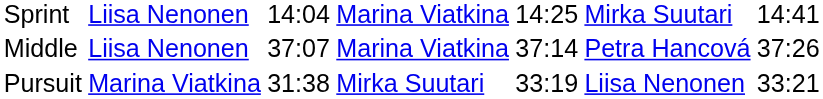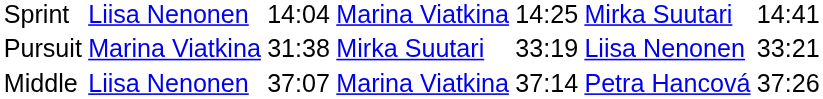rows swapped: (43, 83) <-> (41, 49)
